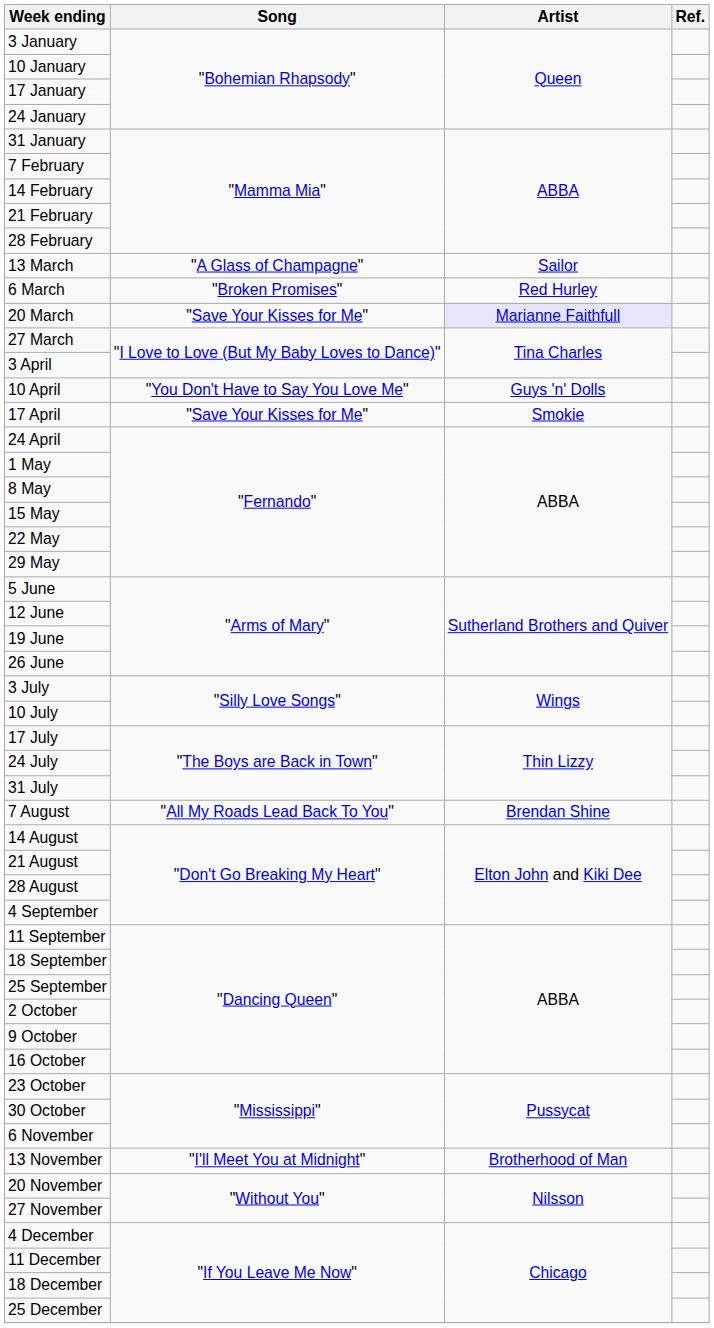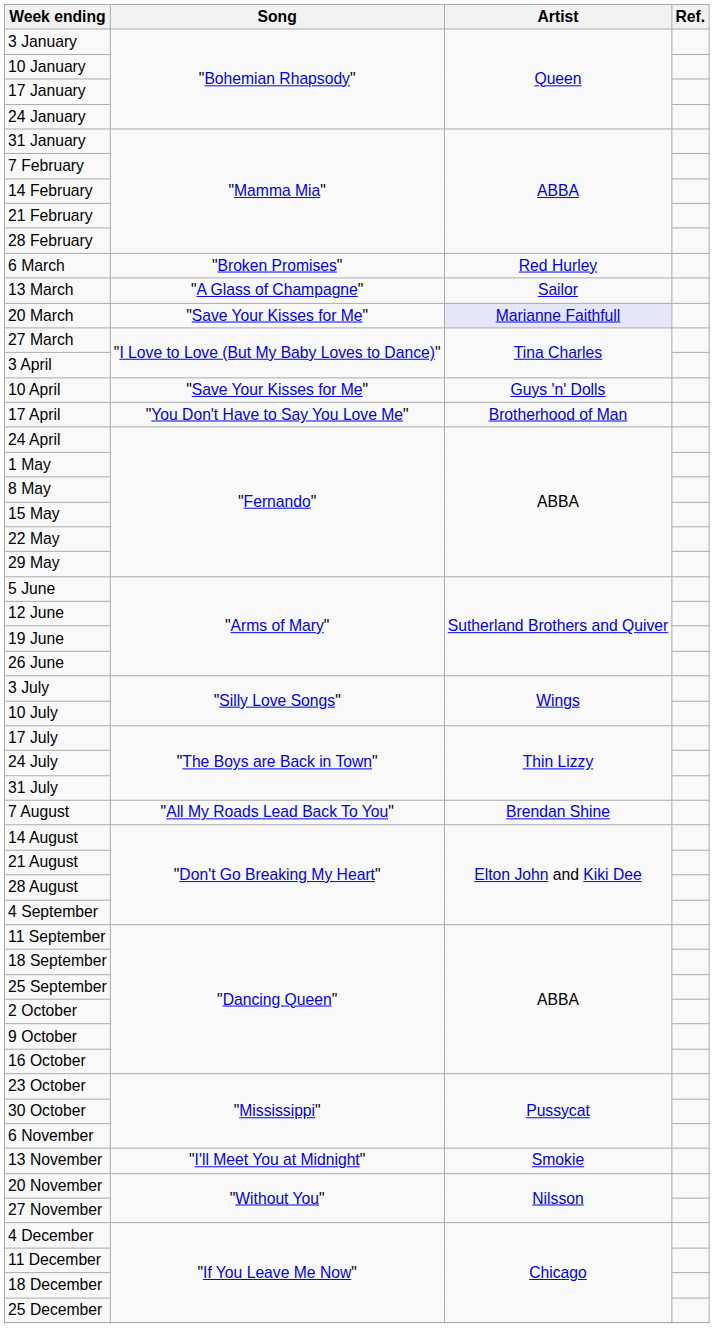rows swapped: (36, 290) <-> (41, 265)
(277, 389) "You Don't Have to Say You Love Me" -> (277, 389) "Save Your Kisses for Me"
(277, 414) "Save Your Kisses for Me" -> (277, 414) "You Don't Have to Say You Love Me"
(558, 414) Smokie -> (558, 414) Brotherhood of Man
(558, 1160) Brotherhood of Man -> (558, 1160) Smokie
